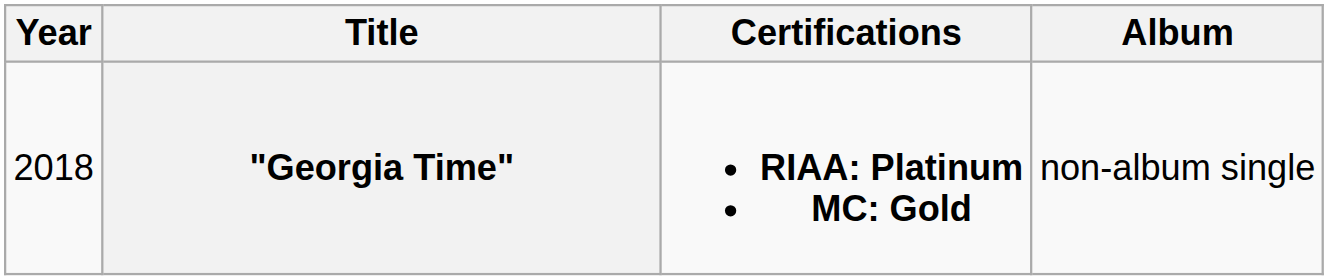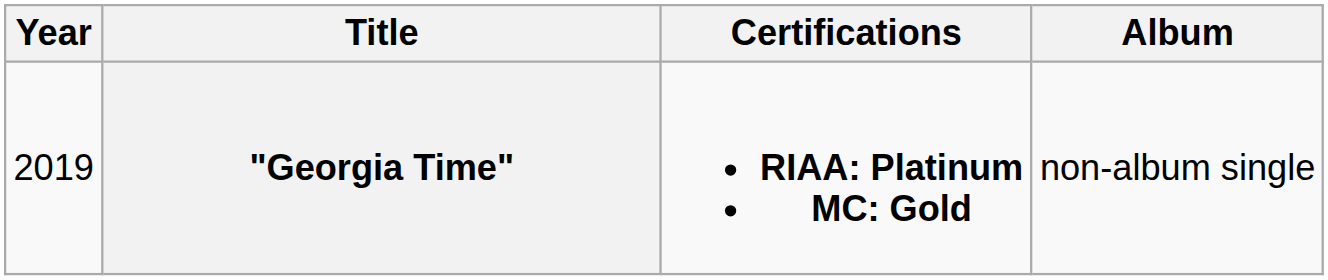(54, 167) 2018 -> (54, 167) 2019
